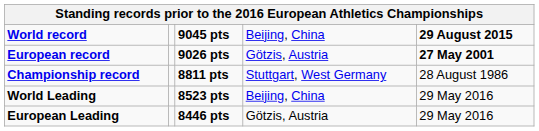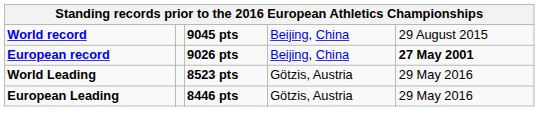(466, 34) bold -> (443, 34) normal
(287, 55) Götzis, Austria -> (310, 55) Beijing, China
- row: (73, 75)
(285, 95) Beijing, China -> (311, 75) Götzis, Austria
